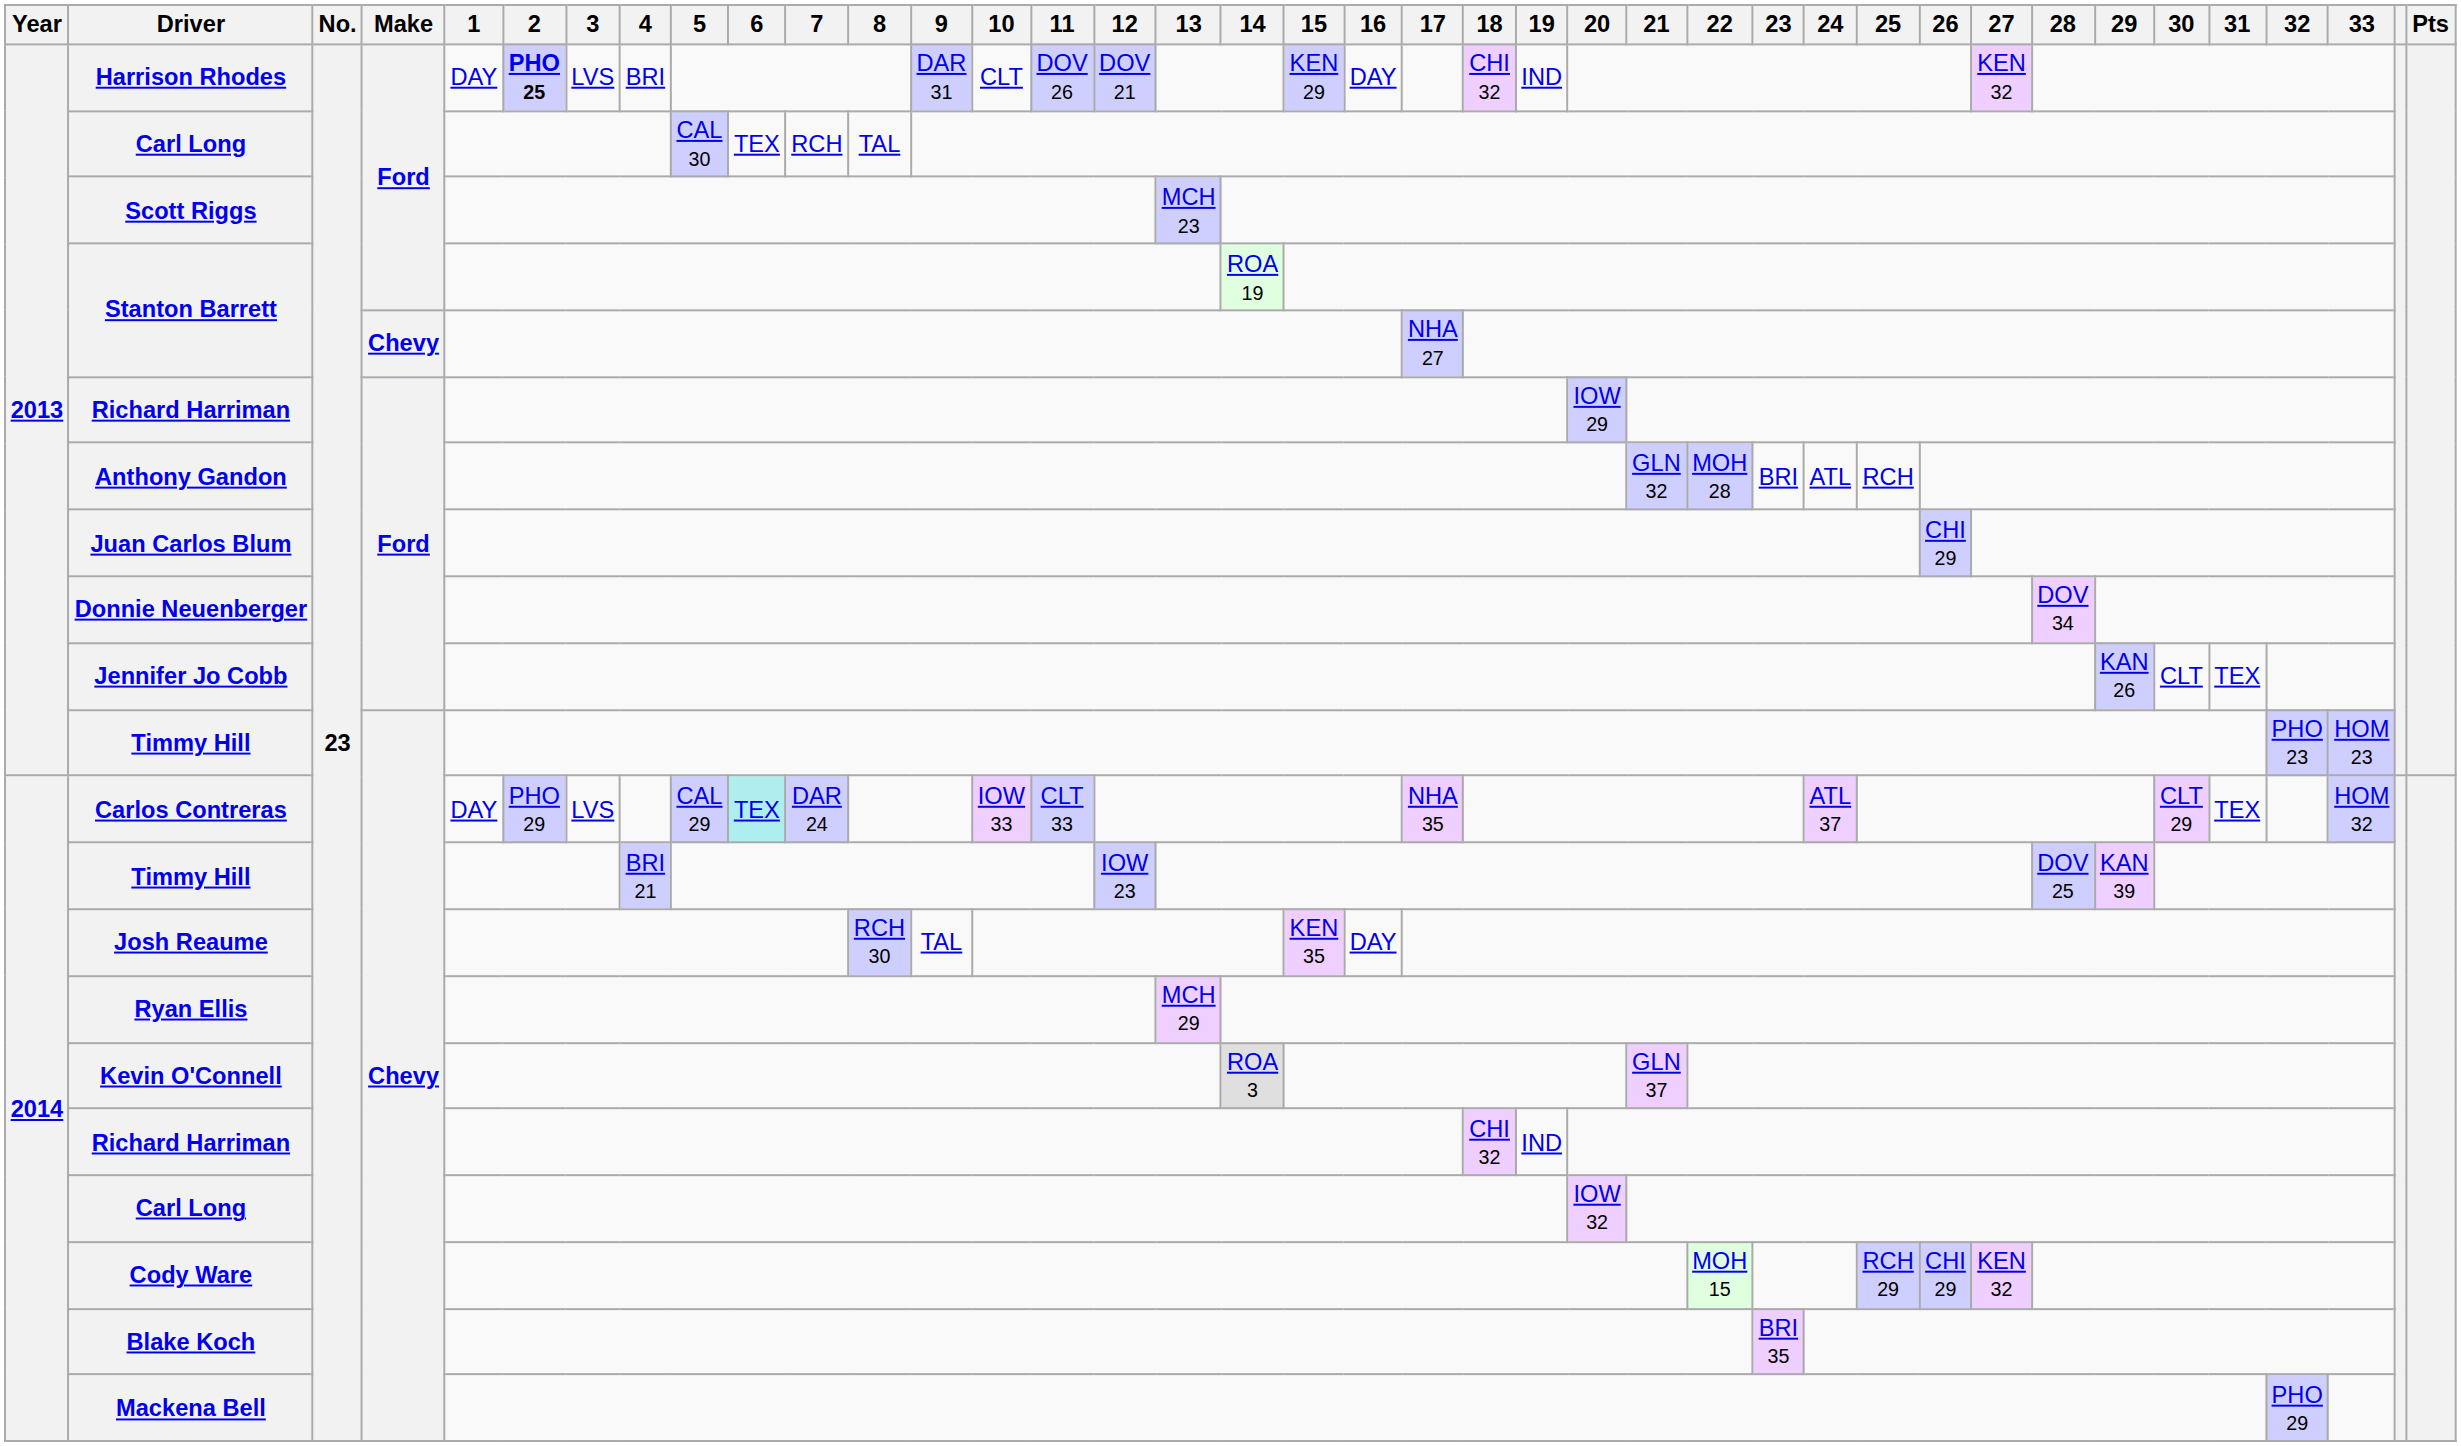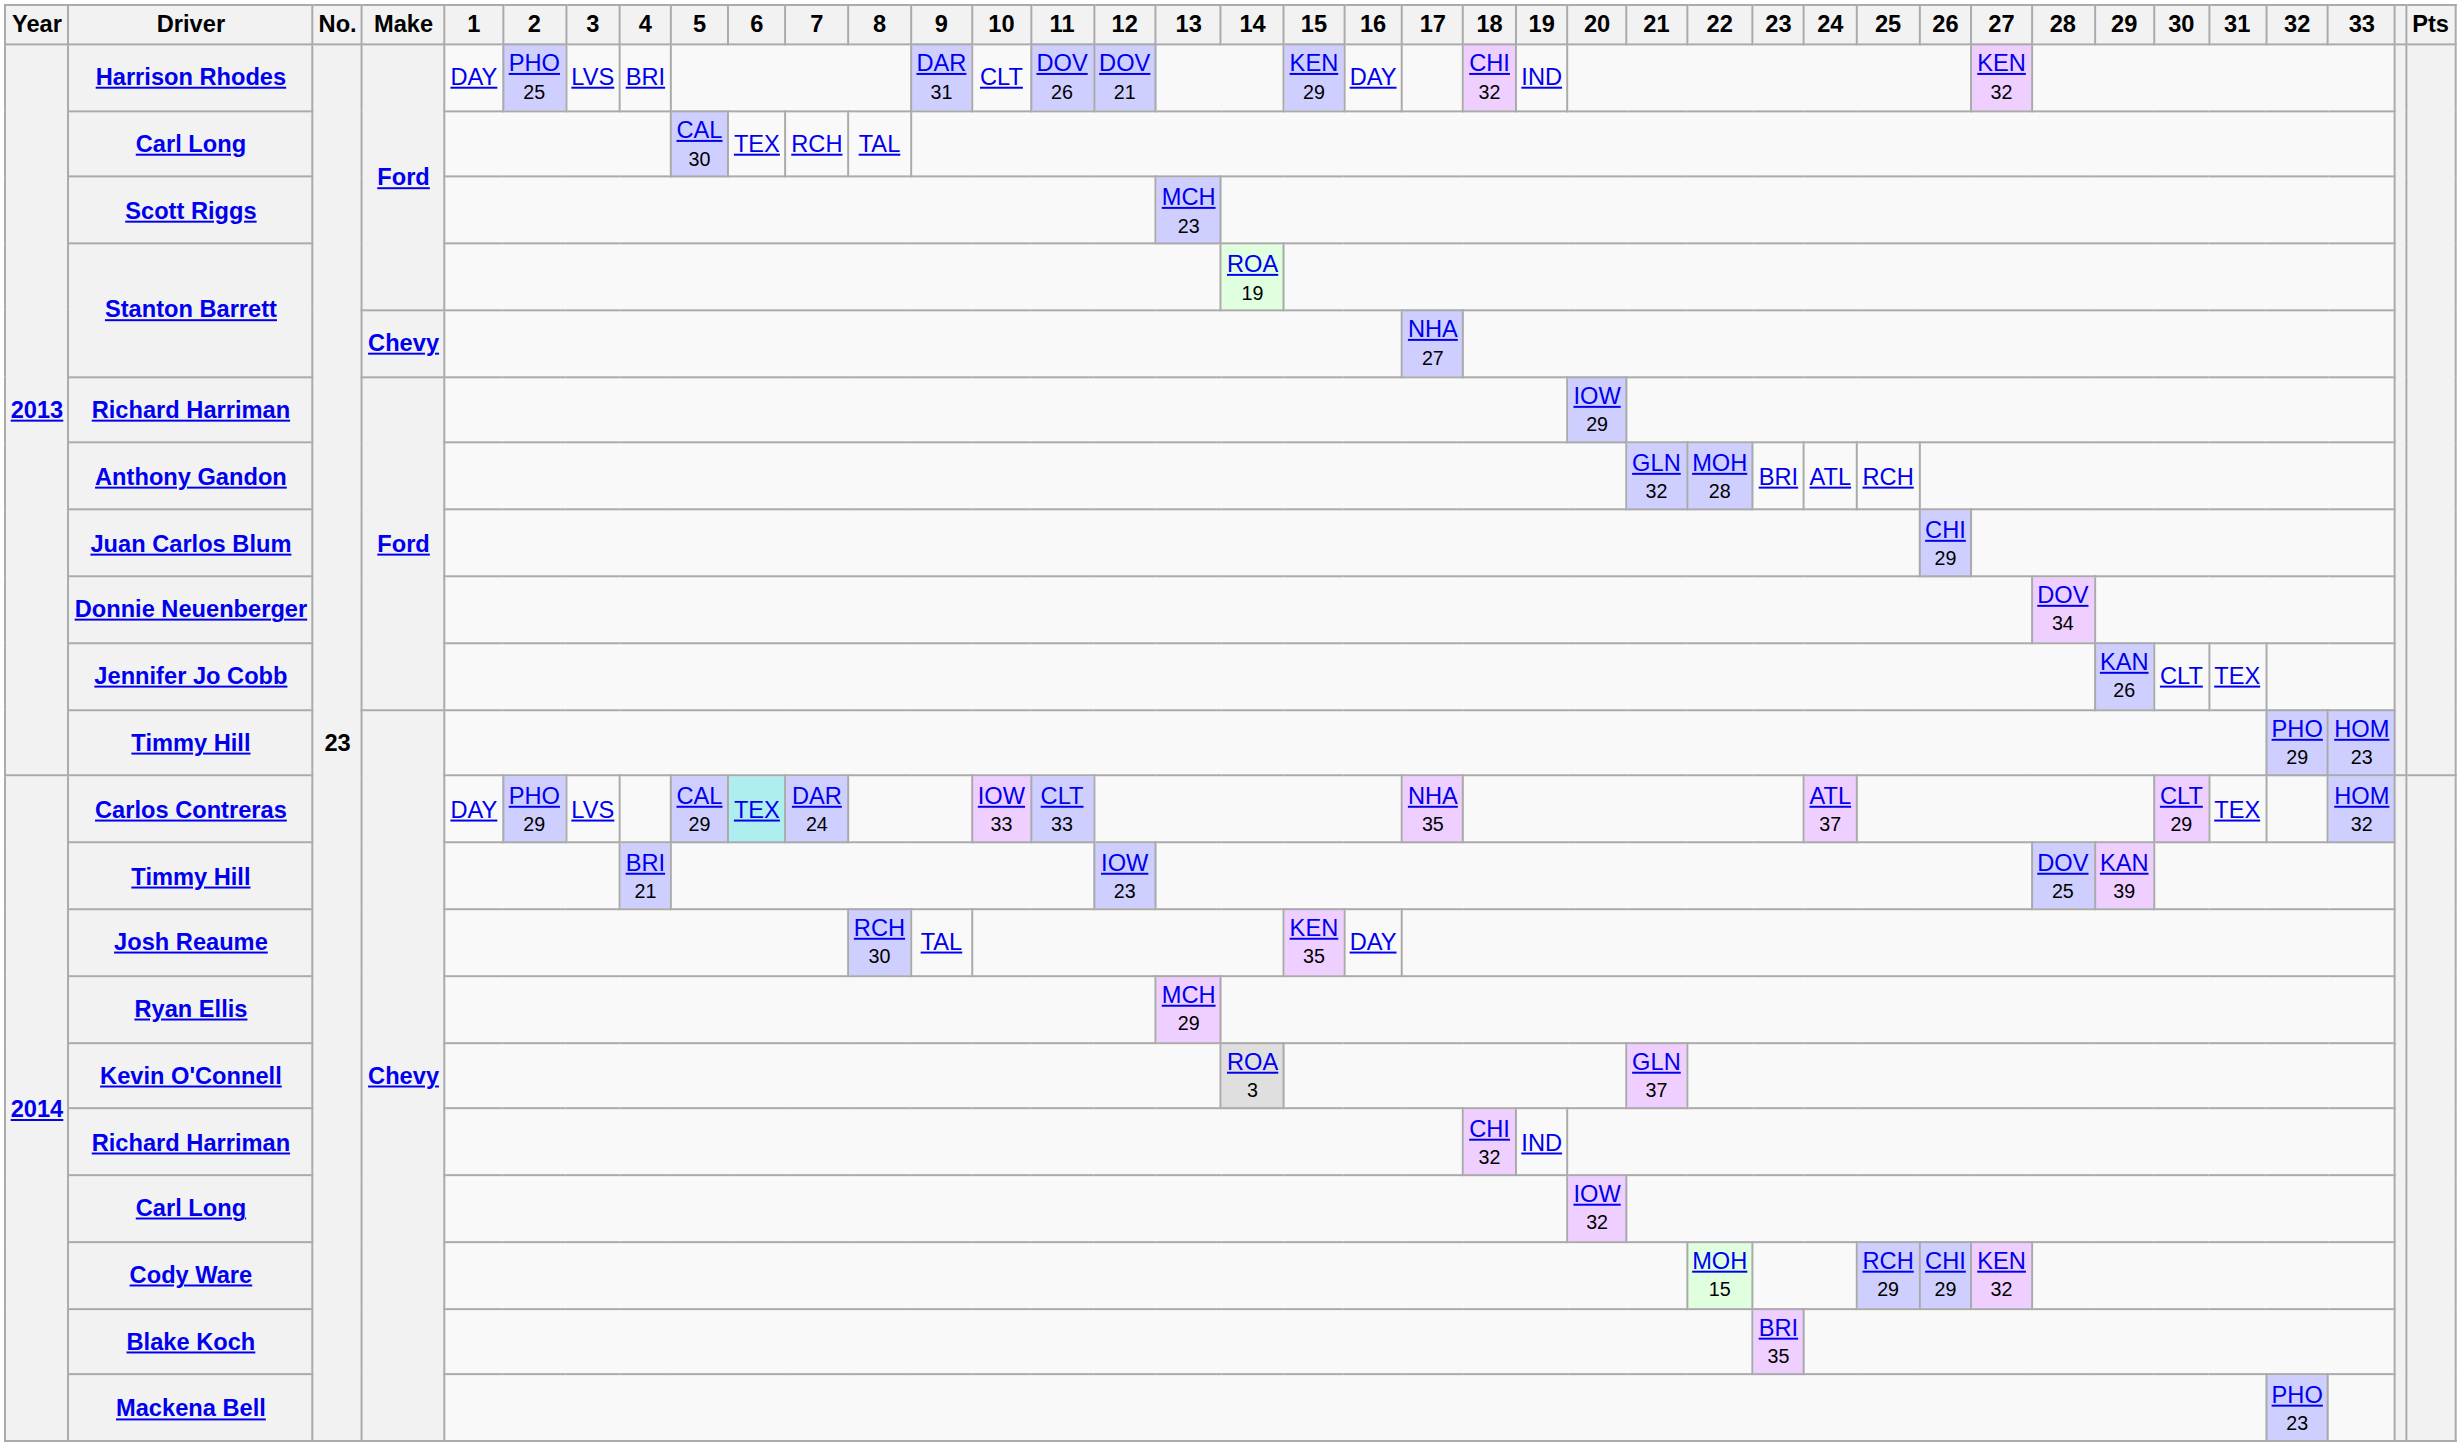(534, 77) bold -> (534, 76) normal
(2297, 742) PHO 23 -> (2297, 742) PHO 29
(2297, 1407) PHO 29 -> (2297, 1407) PHO 23
